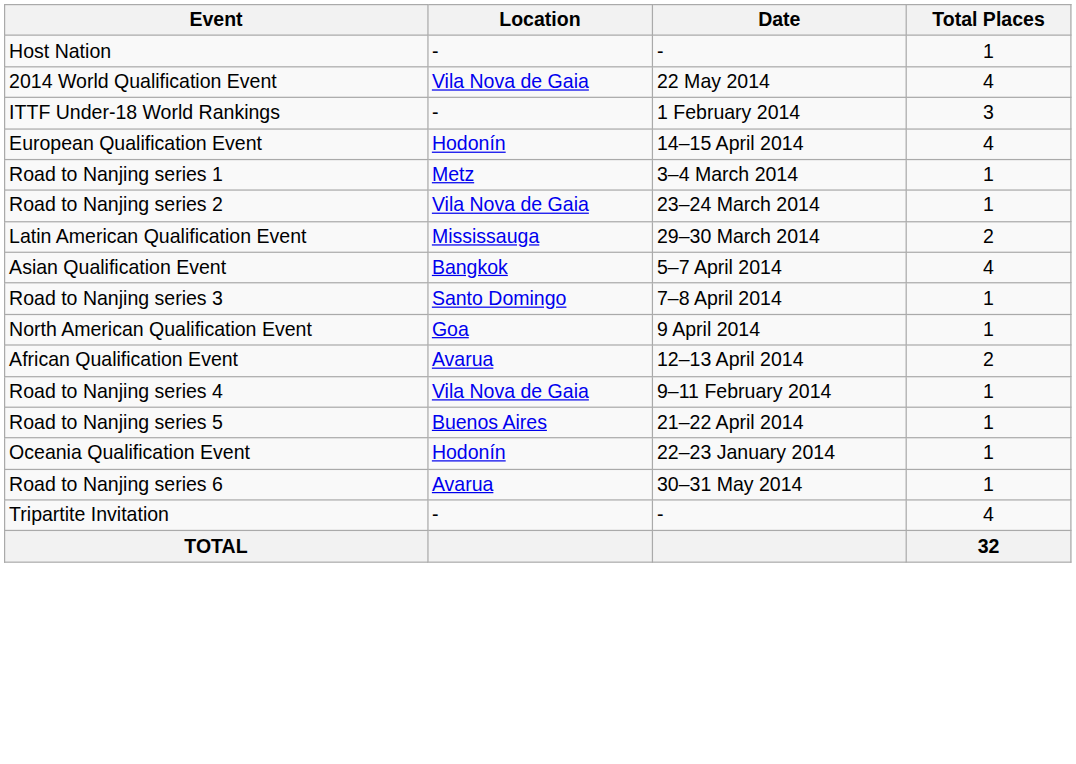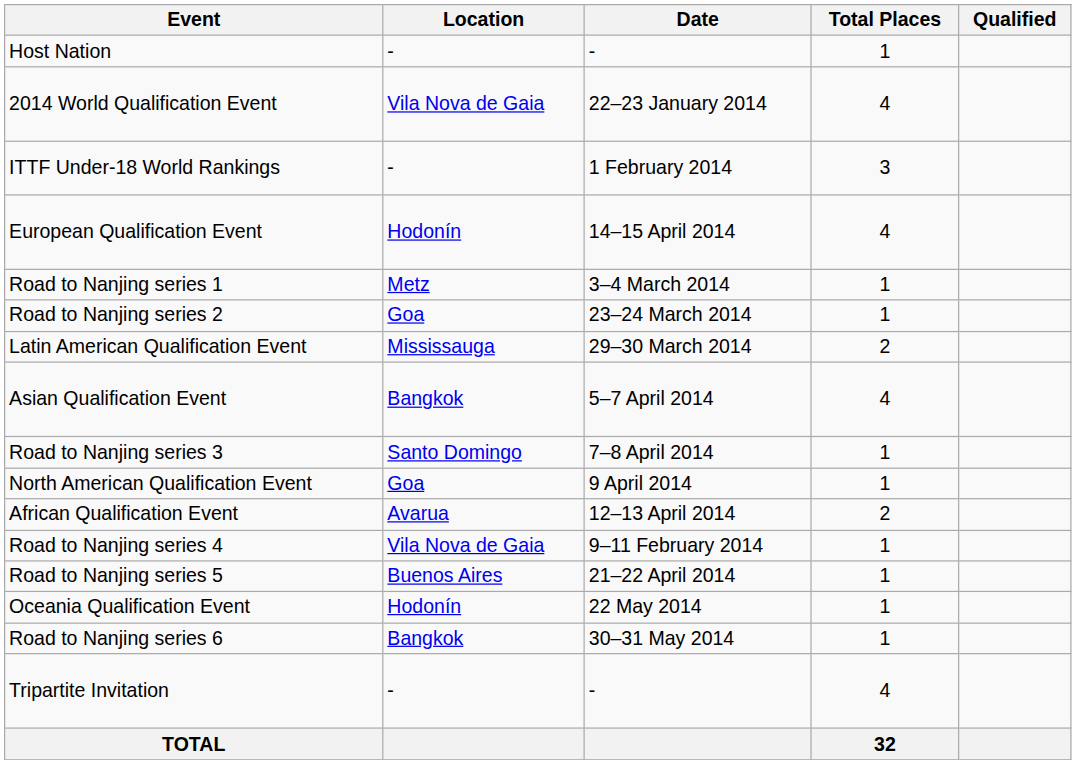+ column: (1015, 19)
(713, 81) 22 May 2014 -> (678, 103) 22–23 January 2014
(510, 205) Vila Nova de Gaia -> (406, 315) Goa
(746, 453) 22–23 January 2014 -> (645, 607) 22 May 2014
(463, 484) Avarua -> (425, 638) Bangkok
